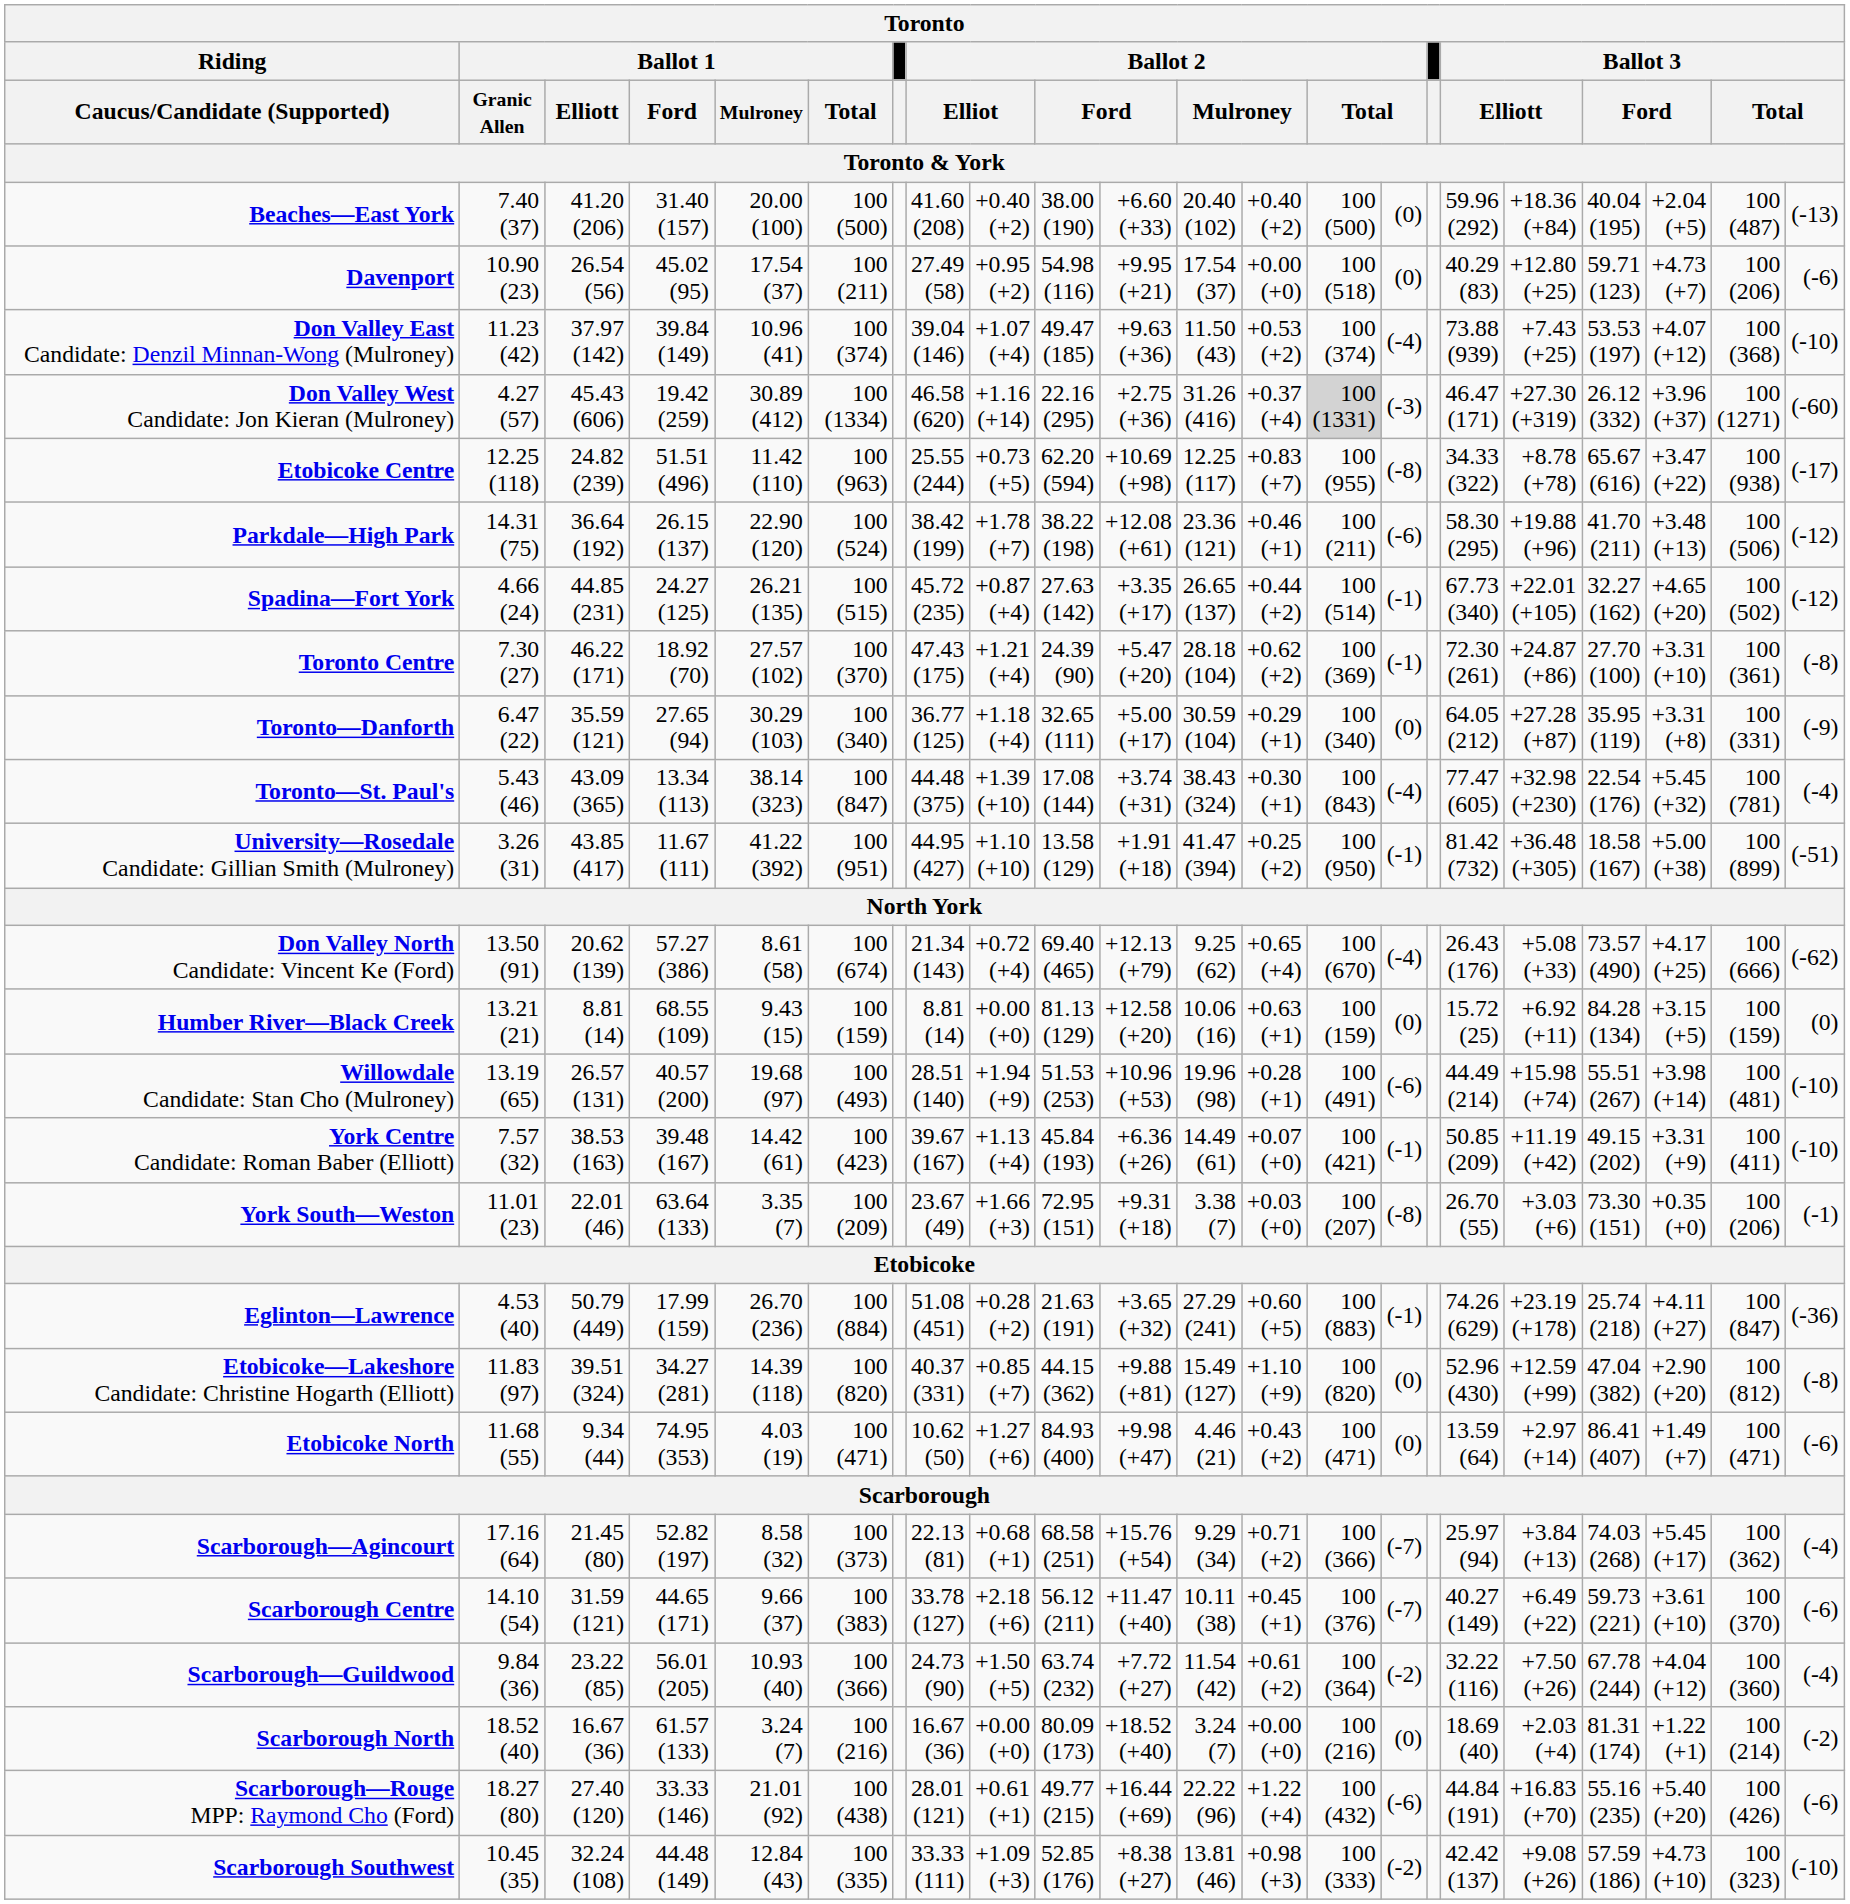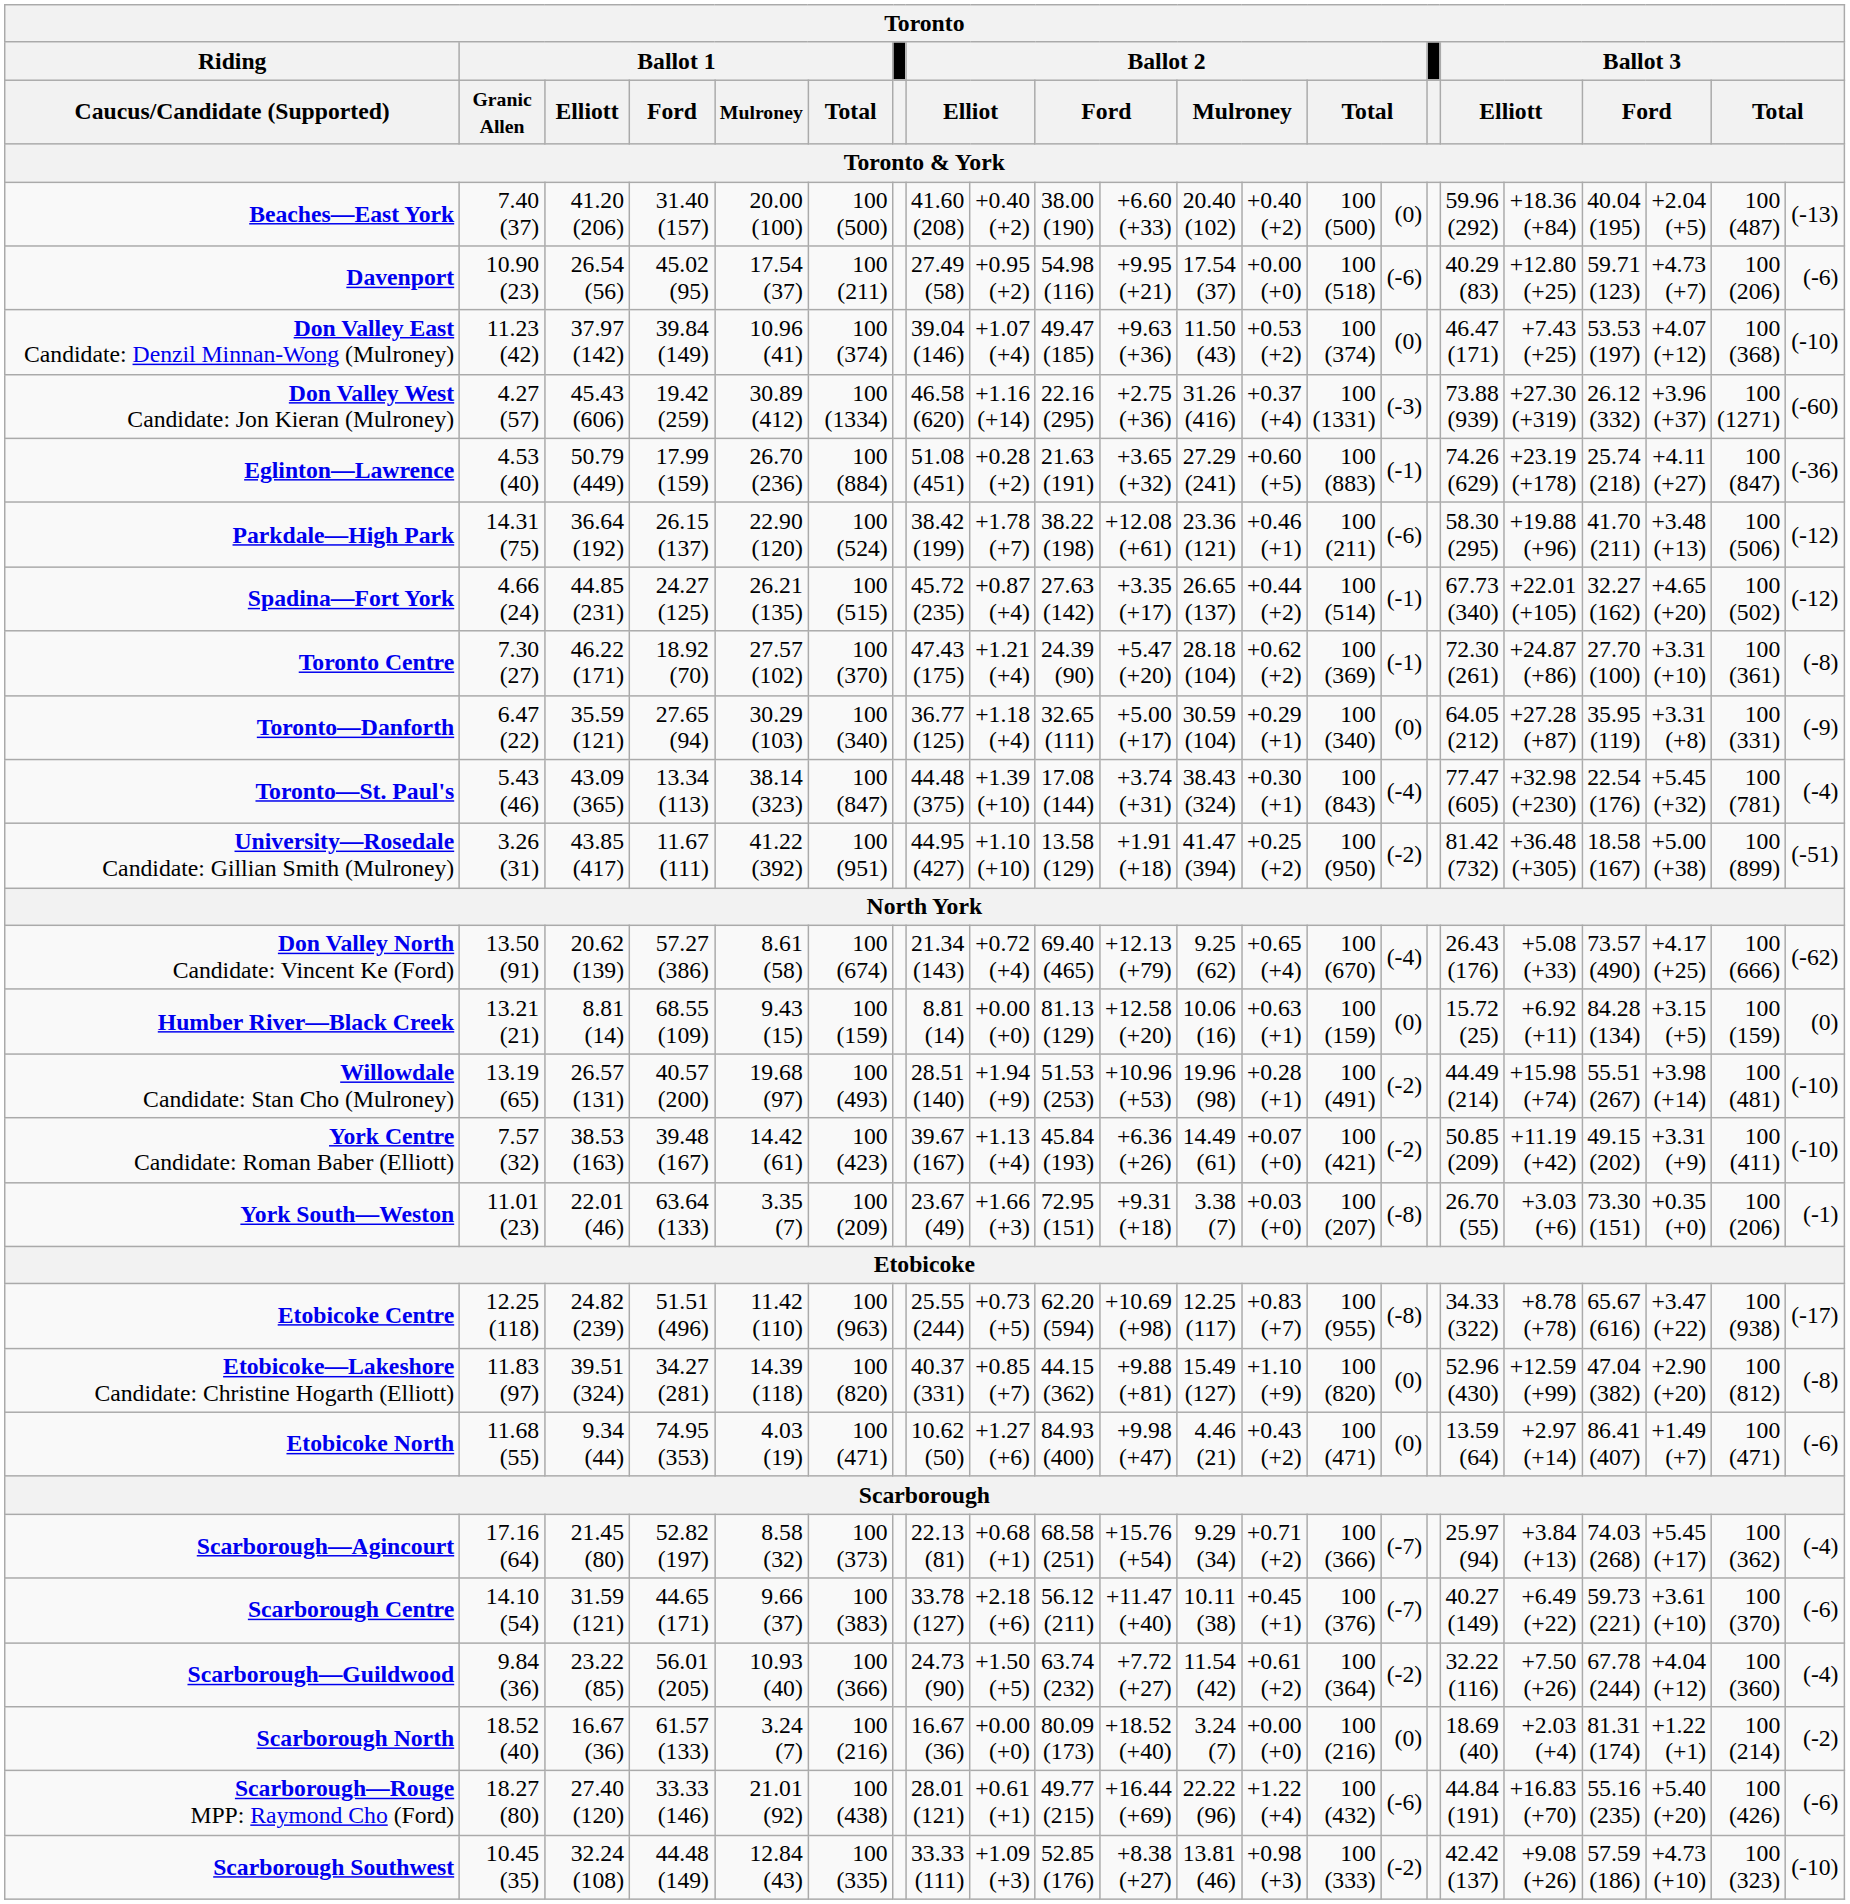(1408, 277) (0) -> (1404, 277) (-6)
(1404, 341) (-4) -> (1408, 341) (0)
(1472, 341) 73.88 (939) -> (1472, 341) 46.47 (171)
(1344, 406) lightgrey background -> (1344, 406) no background
(1472, 406) 46.47 (171) -> (1472, 406) 73.88 (939)
rows swapped: (349, 1315) <-> (366, 470)
(1404, 855) (-1) -> (1404, 855) (-2)
(1404, 1085) (-6) -> (1404, 1085) (-2)
(1404, 1149) (-1) -> (1404, 1149) (-2)
